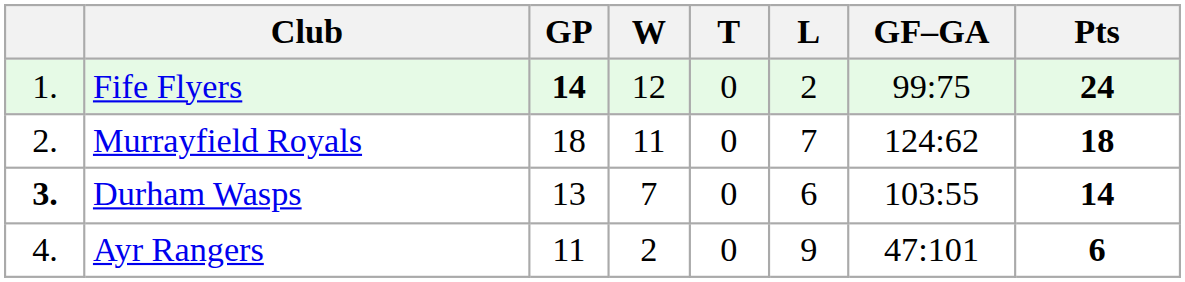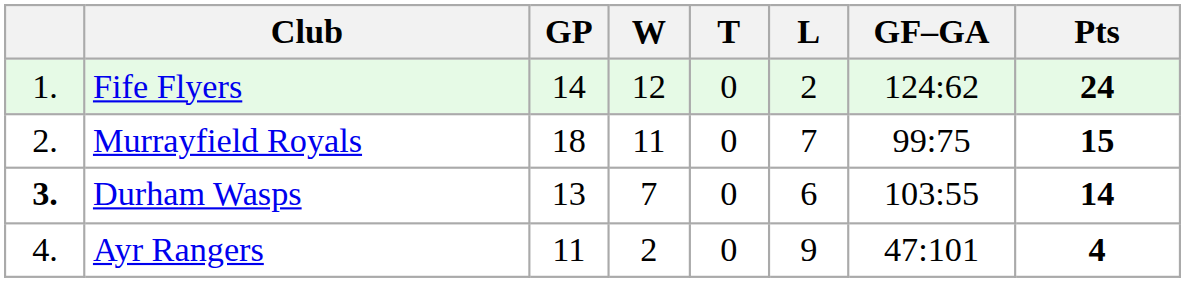(569, 85) bold -> (569, 85) normal
(932, 85) 99:75 -> (932, 85) 124:62
(932, 140) 124:62 -> (932, 140) 99:75
(1097, 140) 18 -> (1097, 140) 15
(1097, 248) 6 -> (1097, 248) 4
